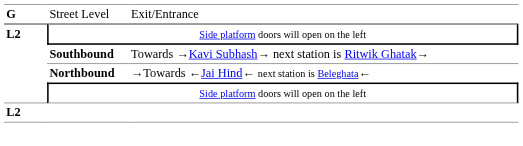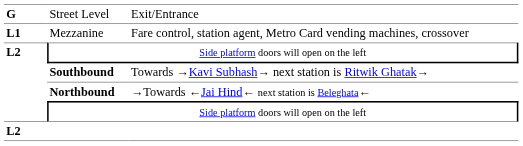+ row: (76, 33)
